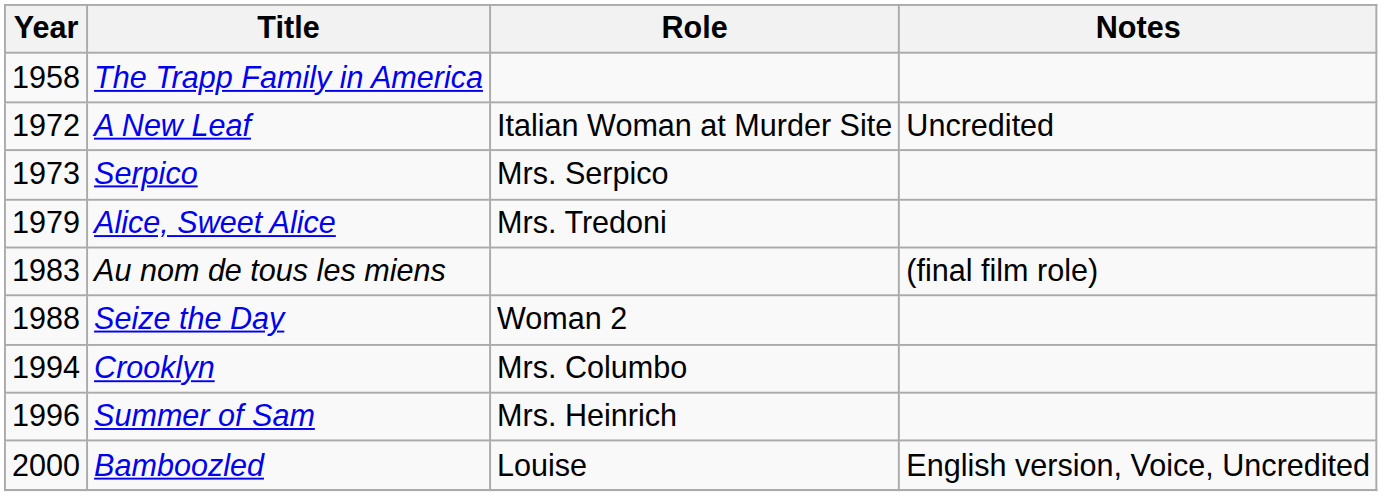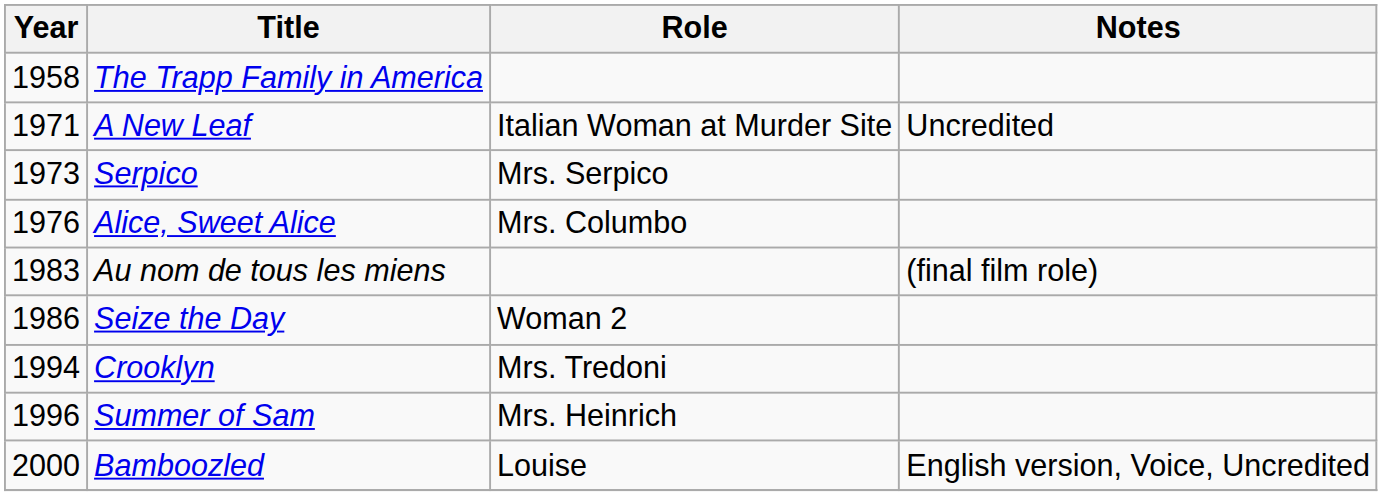(46, 125) 1972 -> (46, 125) 1971
(46, 222) 1979 -> (46, 222) 1976
(582, 222) Mrs. Tredoni -> (592, 222) Mrs. Columbo
(46, 319) 1988 -> (46, 319) 1986
(592, 367) Mrs. Columbo -> (582, 367) Mrs. Tredoni
